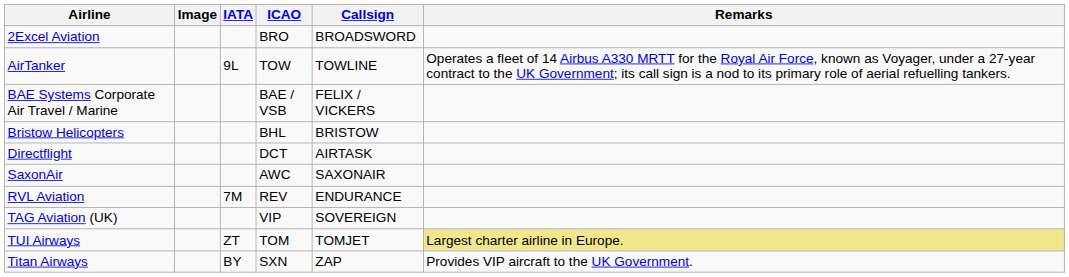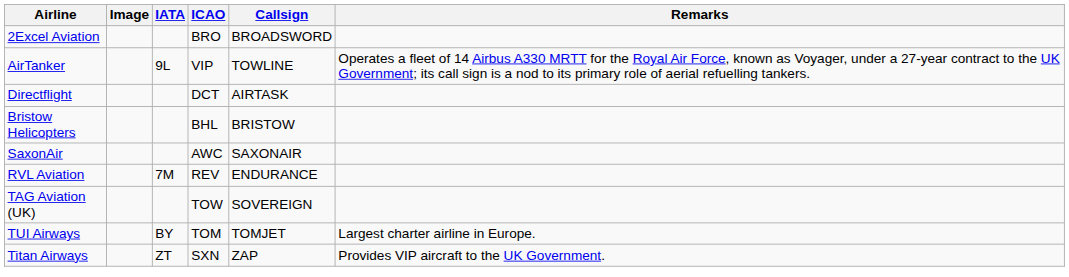(275, 66) TOW -> (202, 66) VIP
- row: (81, 102)
rows swapped: (66, 132) <-> (40, 153)
(270, 218) VIP -> (207, 204) TOW
(232, 240) ZT -> (164, 233) BY
(525, 240) khaki background -> (437, 233) no background
(232, 261) BY -> (164, 255) ZT
